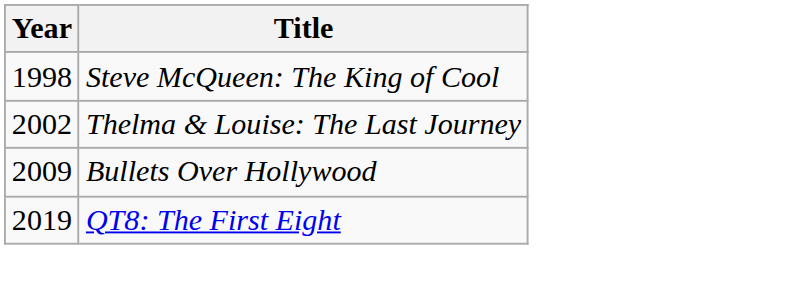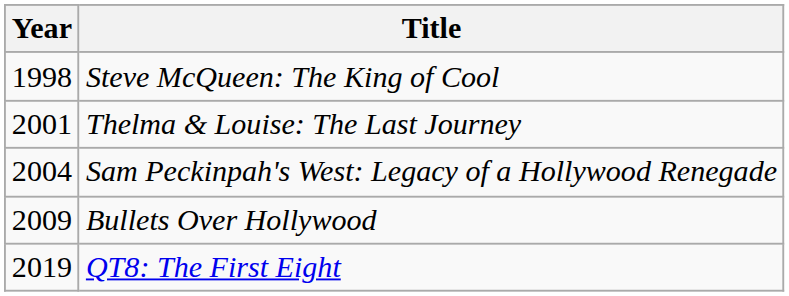(42, 123) 2002 -> (42, 123) 2001
+ row: (431, 171)
